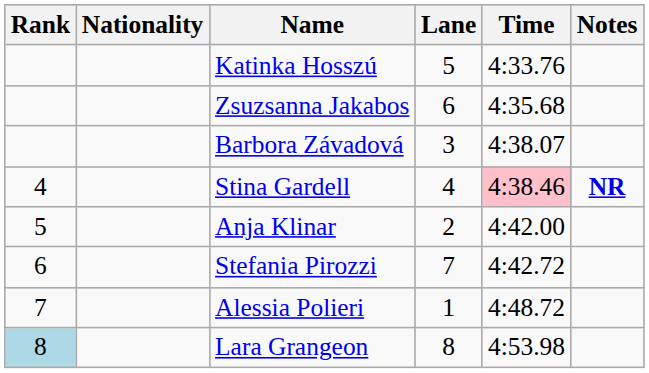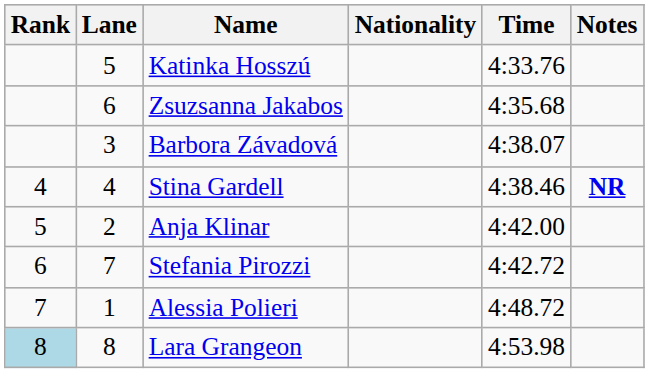columns swapped: (449, 24) <-> (143, 24)
(526, 186) pink background -> (526, 186) no background
